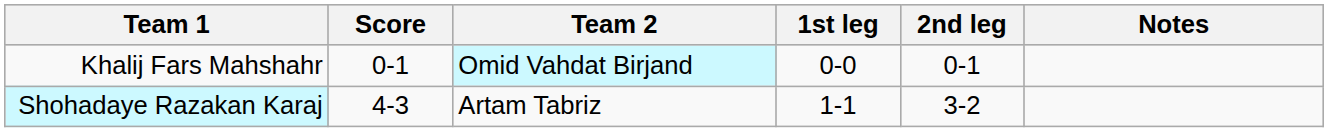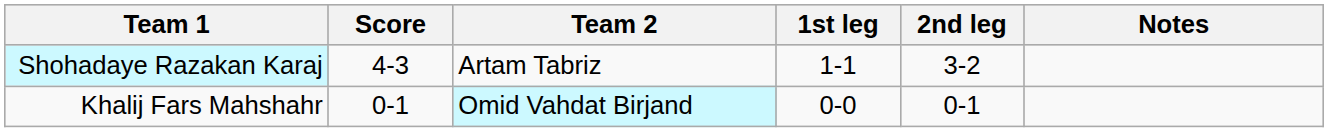rows swapped: (202, 65) <-> (170, 106)
